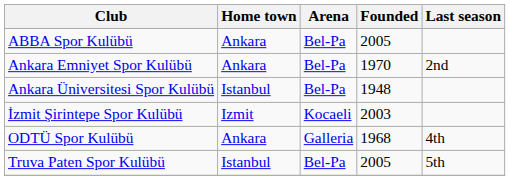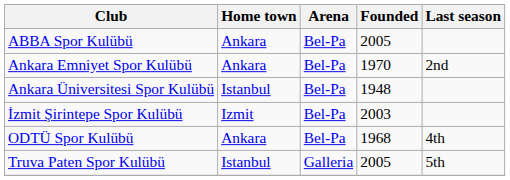(328, 114) Kocaeli -> (325, 114) Bel-Pa
(328, 138) Galleria -> (325, 138) Bel-Pa
(325, 162) Bel-Pa -> (328, 162) Galleria
